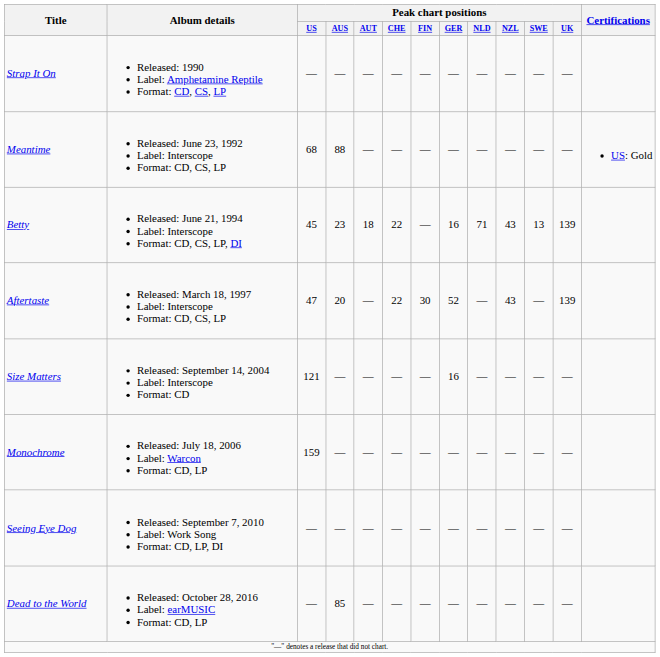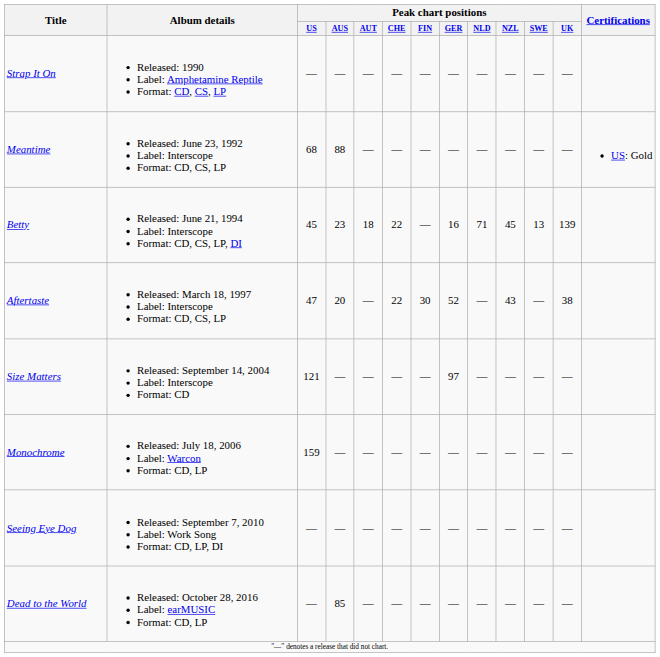(510, 225) 43 -> (510, 225) 45
(567, 300) 139 -> (567, 300) 38
(454, 376) 16 -> (454, 376) 97
